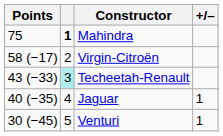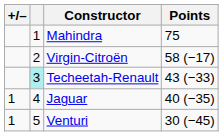columns swapped: (205, 15) <-> (33, 15)
(68, 36) bold -> (37, 36) normal
